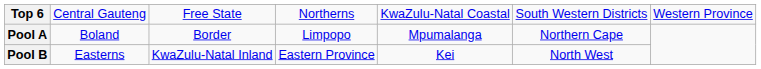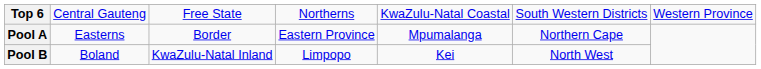(100, 34) Boland -> (100, 34) Easterns
(327, 34) Limpopo -> (327, 34) Eastern Province
(100, 54) Easterns -> (100, 54) Boland
(327, 54) Eastern Province -> (327, 54) Limpopo
